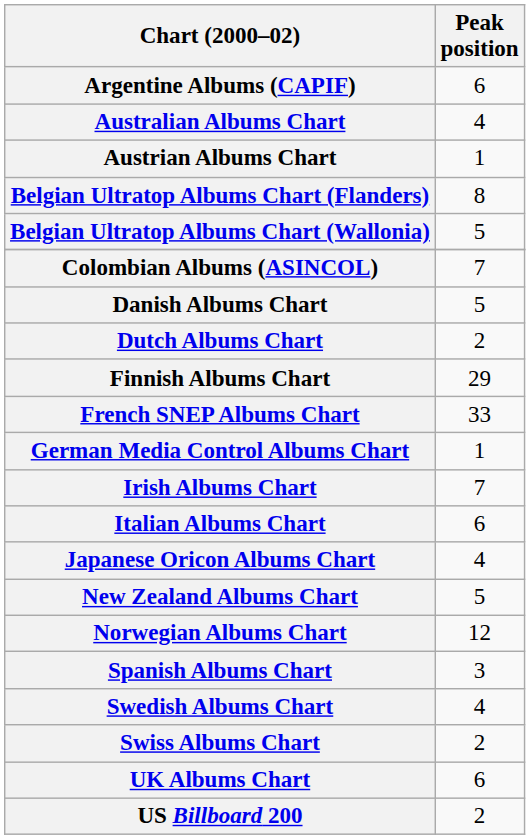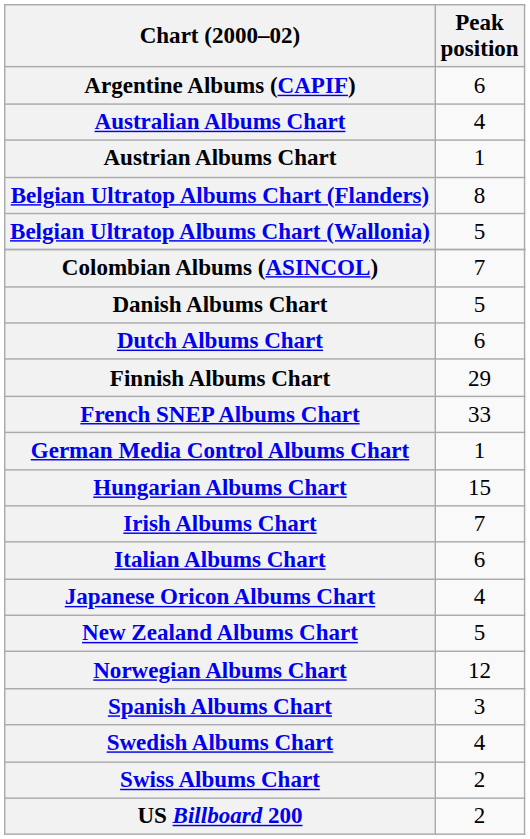(480, 341) 2 -> (480, 341) 6
+ row: (220, 487)
- row: (220, 779)
